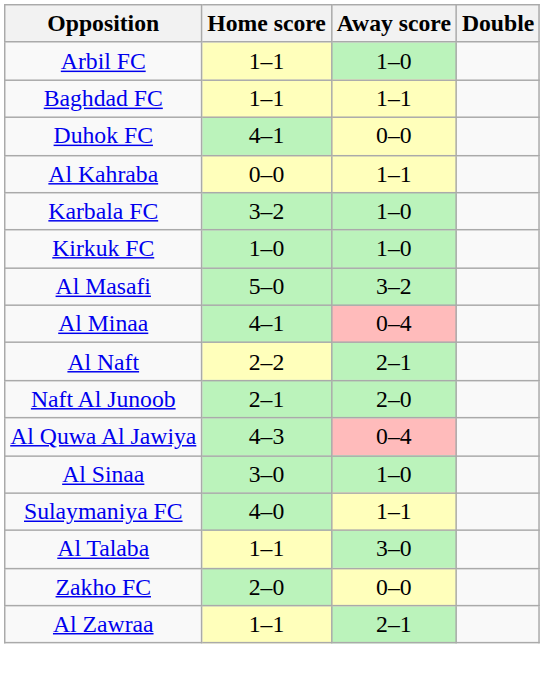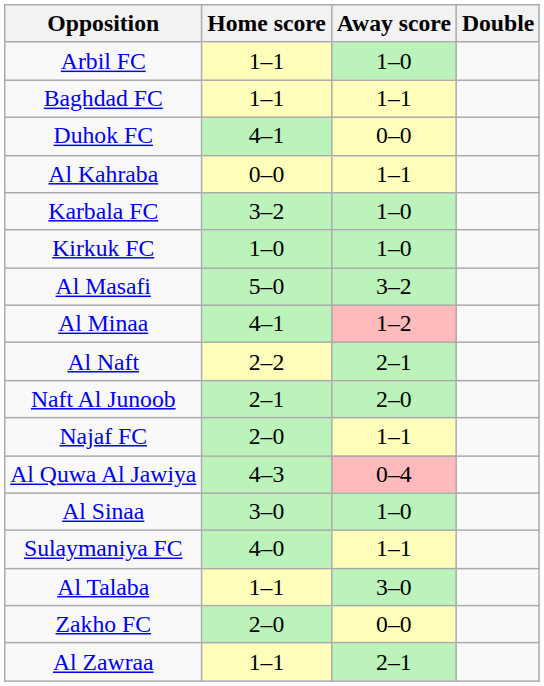(394, 323) 0–4 -> (394, 323) 1–2
+ row: (103, 436)
